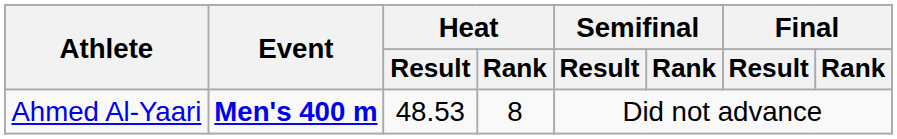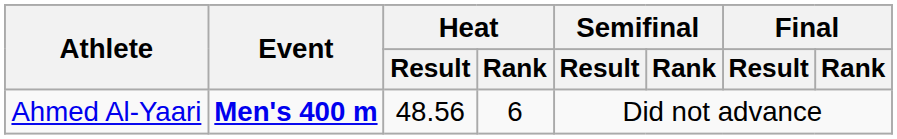(430, 112) 48.53 -> (430, 112) 48.56
(515, 112) 8 -> (515, 112) 6
